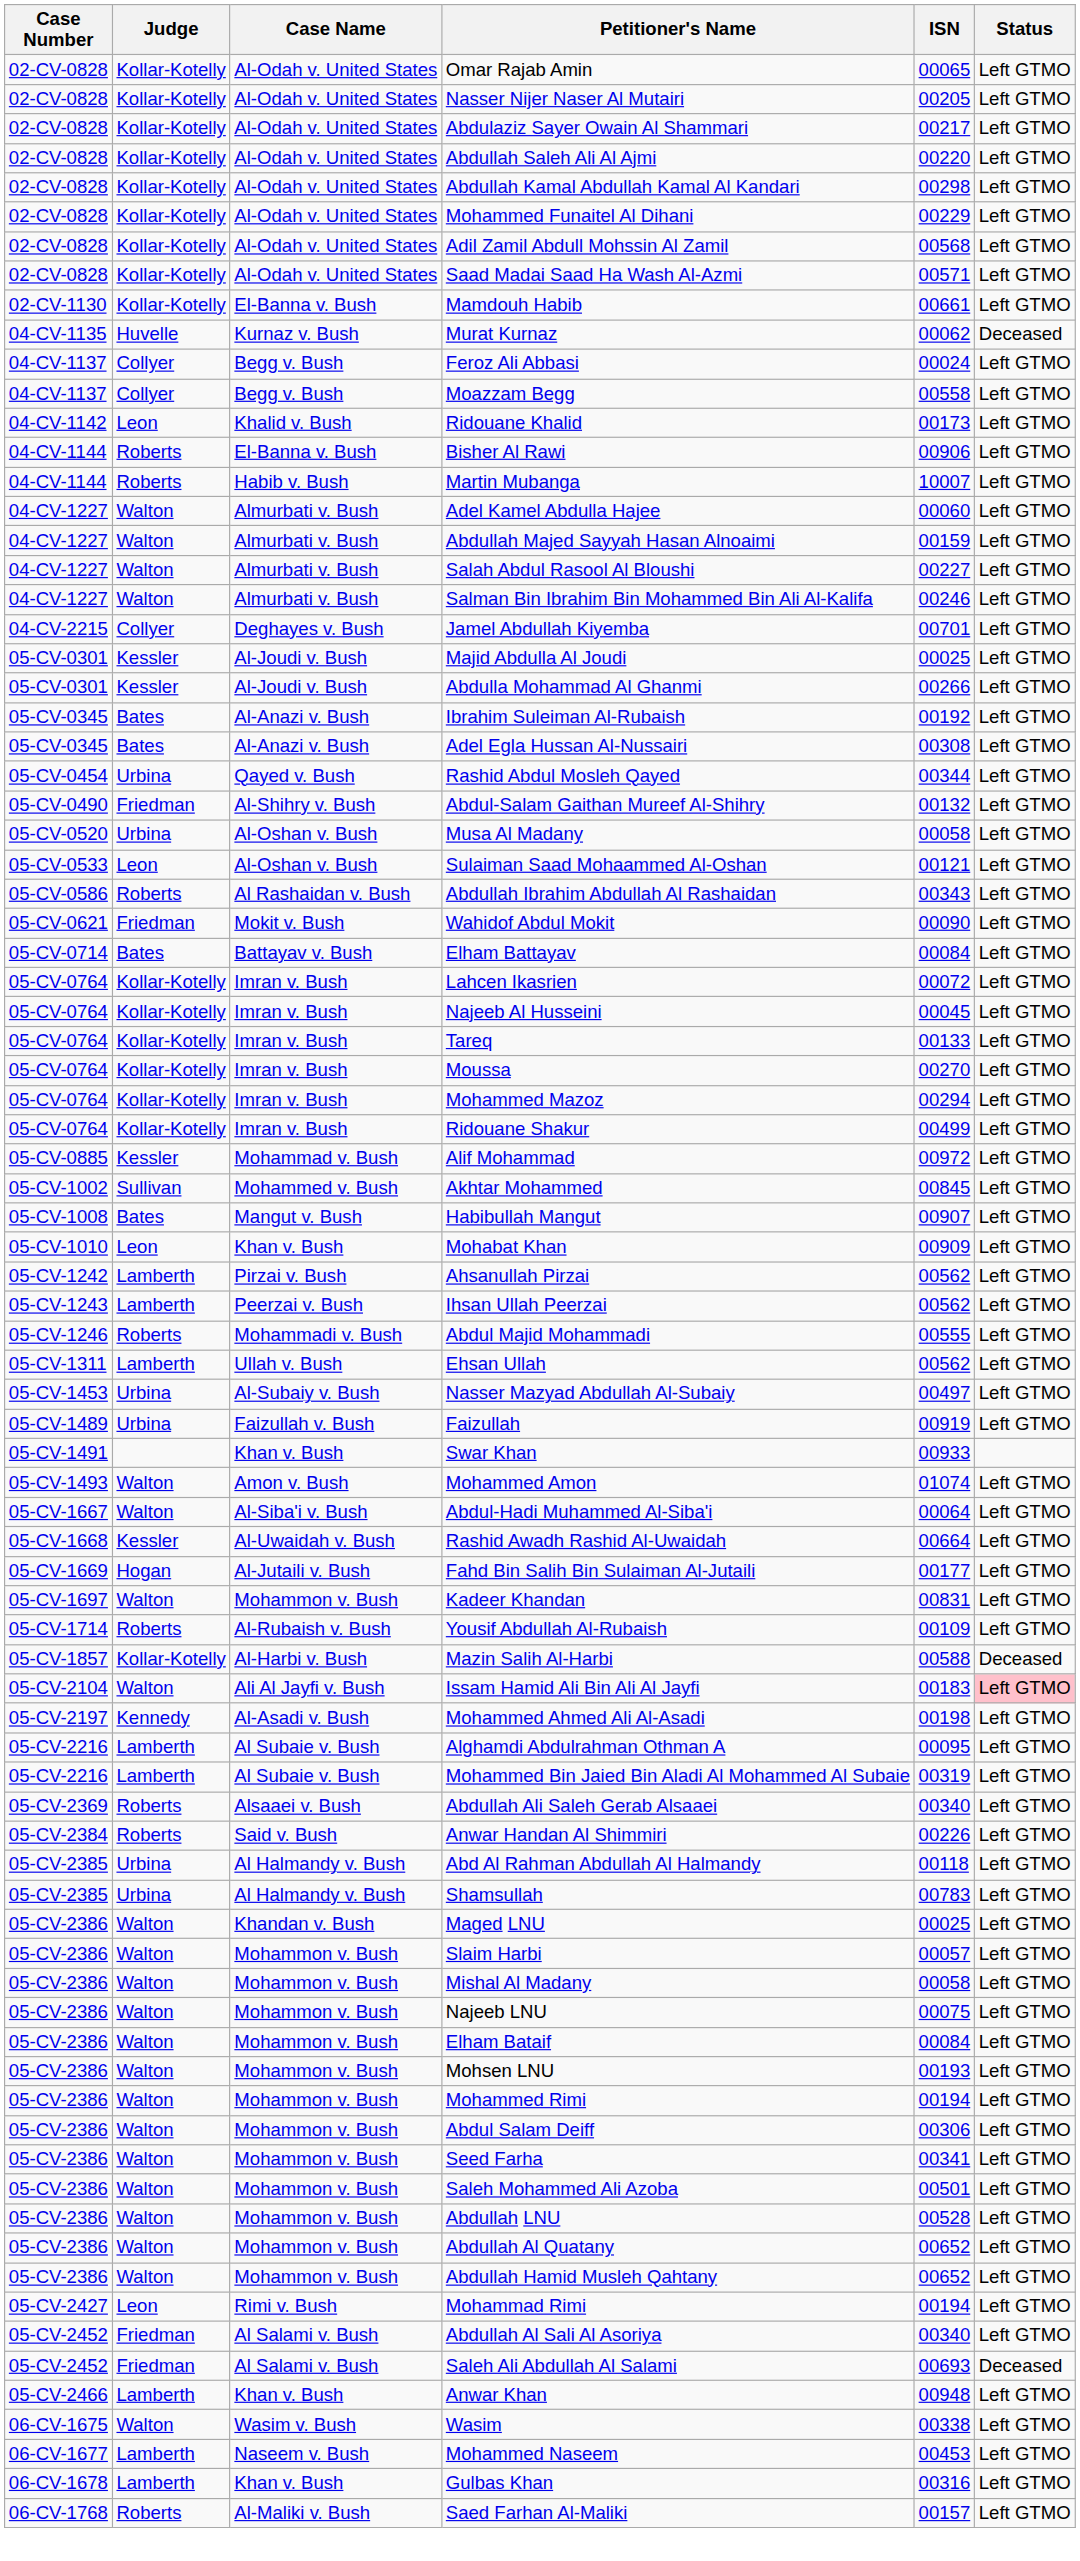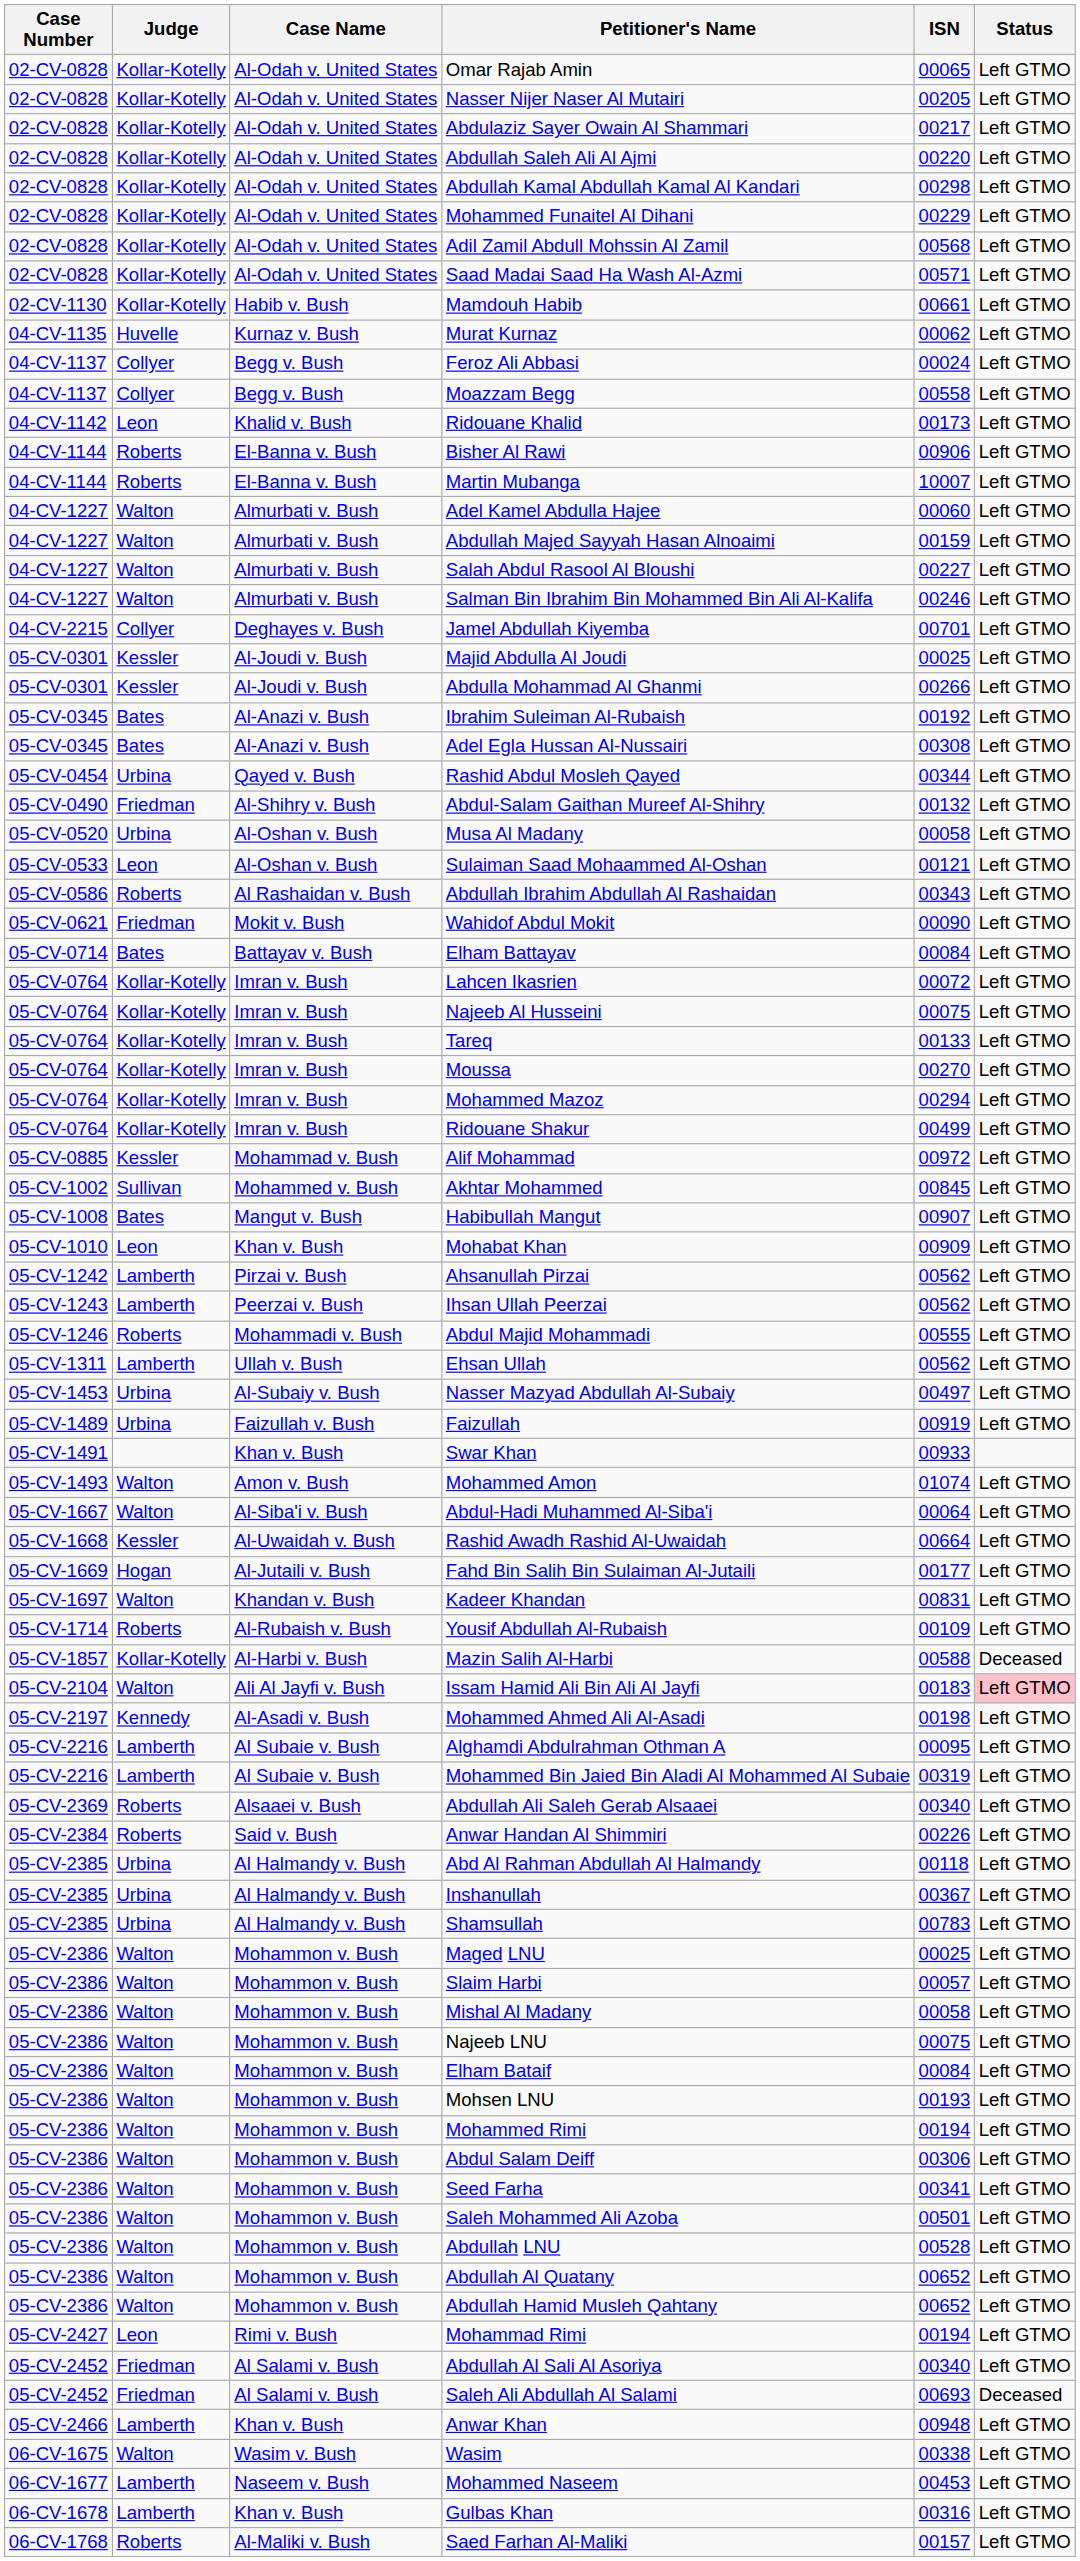(305, 305) El-Banna v. Bush -> (291, 305) Habib v. Bush
(1021, 334) Deceased -> (1025, 334) Left GTMO
(291, 481) Habib v. Bush -> (305, 481) El-Banna v. Bush
(944, 1011) 00045 -> (944, 1011) 00075
(316, 1600) Mohammon v. Bush -> (304, 1600) Khandan v. Bush
+ row: (493, 1894)
(304, 1923) Khandan v. Bush -> (316, 1953) Mohammon v. Bush
